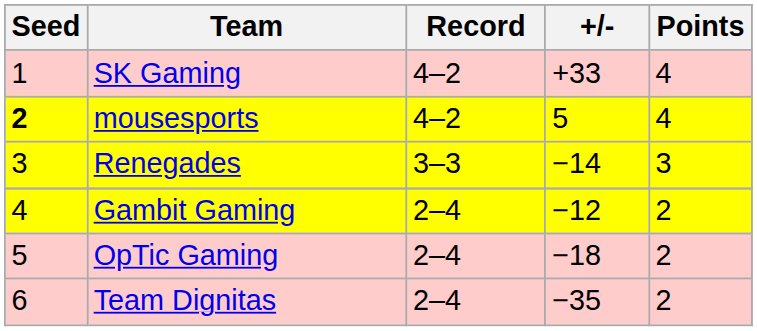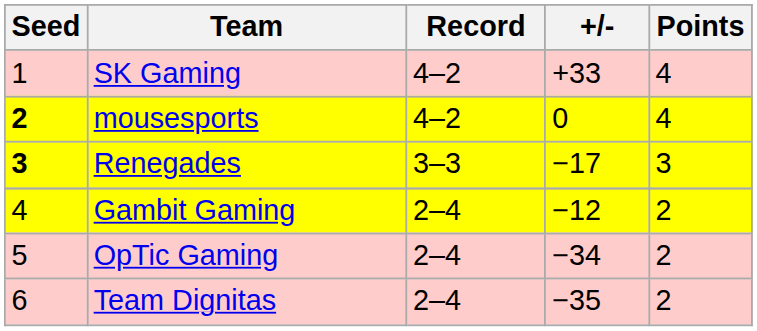(560, 118) 5 -> (560, 118) 0
(20, 164) normal -> (20, 164) bold
(577, 164) −14 -> (577, 164) −17
(577, 255) −18 -> (577, 255) −34
